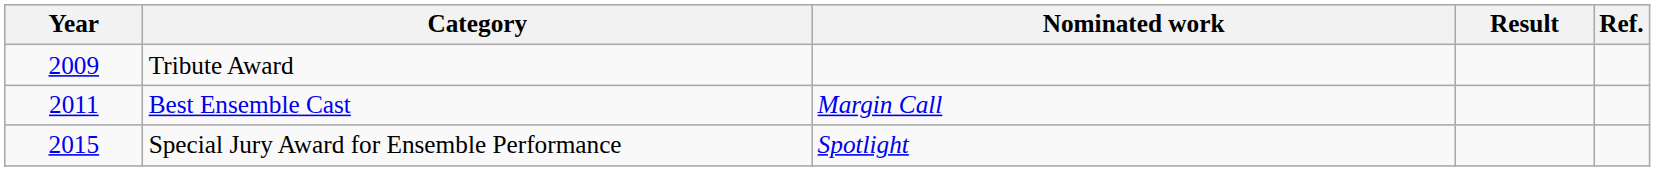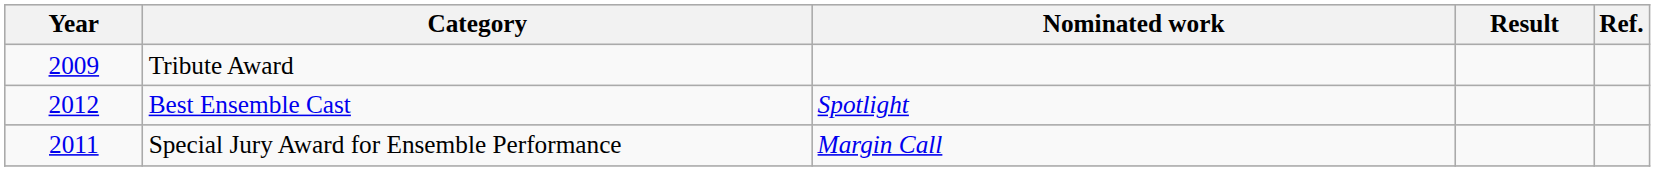(74, 104) 2011 -> (74, 104) 2012
(880, 104) Margin Call -> (863, 104) Spotlight
(74, 144) 2015 -> (74, 144) 2011
(863, 144) Spotlight -> (880, 144) Margin Call
